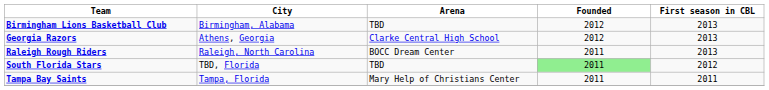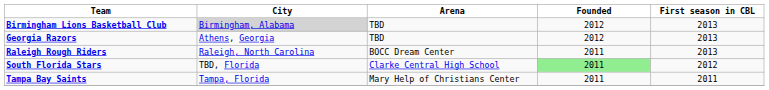(247, 25) no background -> (247, 25) lightgrey background
(434, 38) Clarke Central High School -> (377, 38) TBD
(377, 65) TBD -> (434, 65) Clarke Central High School
